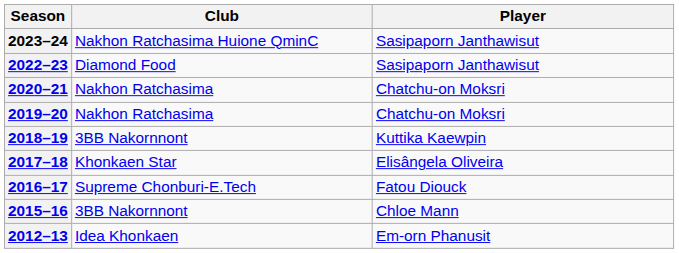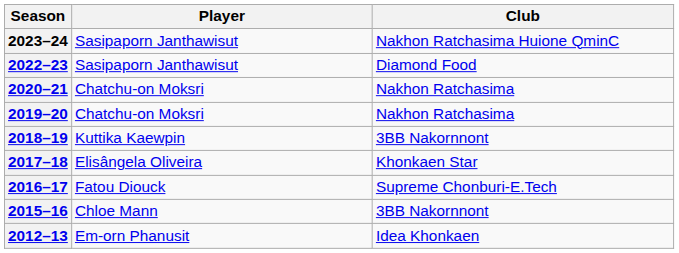columns swapped: (523, 16) <-> (222, 16)
